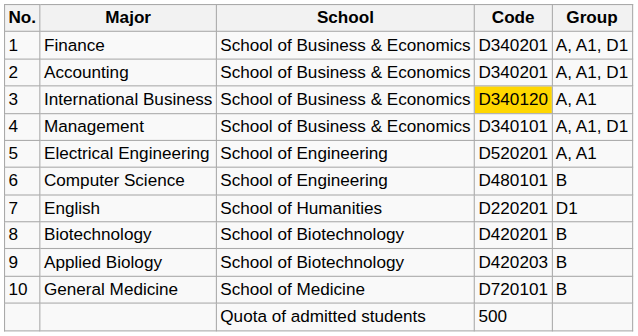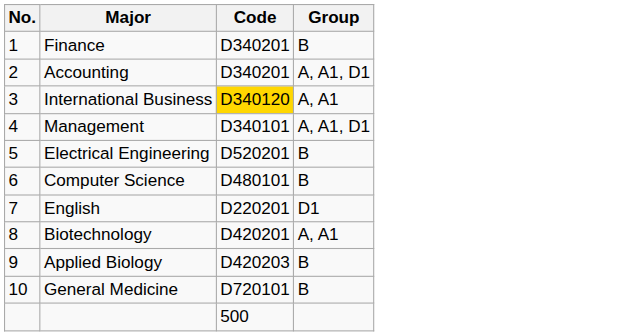- column: (345, 18)
(592, 45) A, A1, D1 -> (303, 45) B
(576, 153) A, A1 -> (303, 153) B
(562, 235) B -> (318, 235) A, A1
